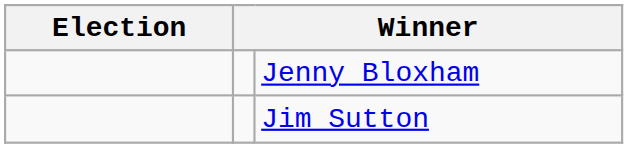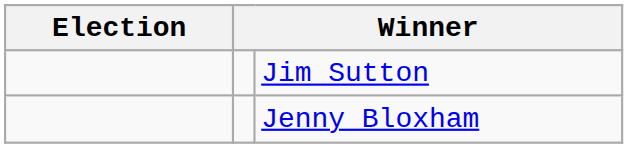rows swapped: (370, 73) <-> (345, 119)
